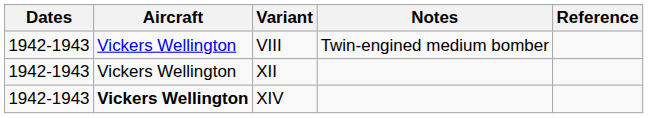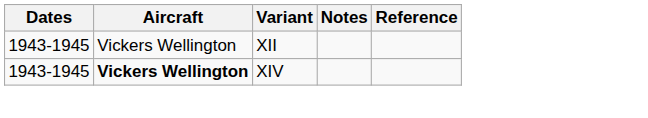- row: (269, 44)
(49, 71) 1942-1943 -> (49, 44) 1943-1945
(49, 98) 1942-1943 -> (49, 71) 1943-1945
